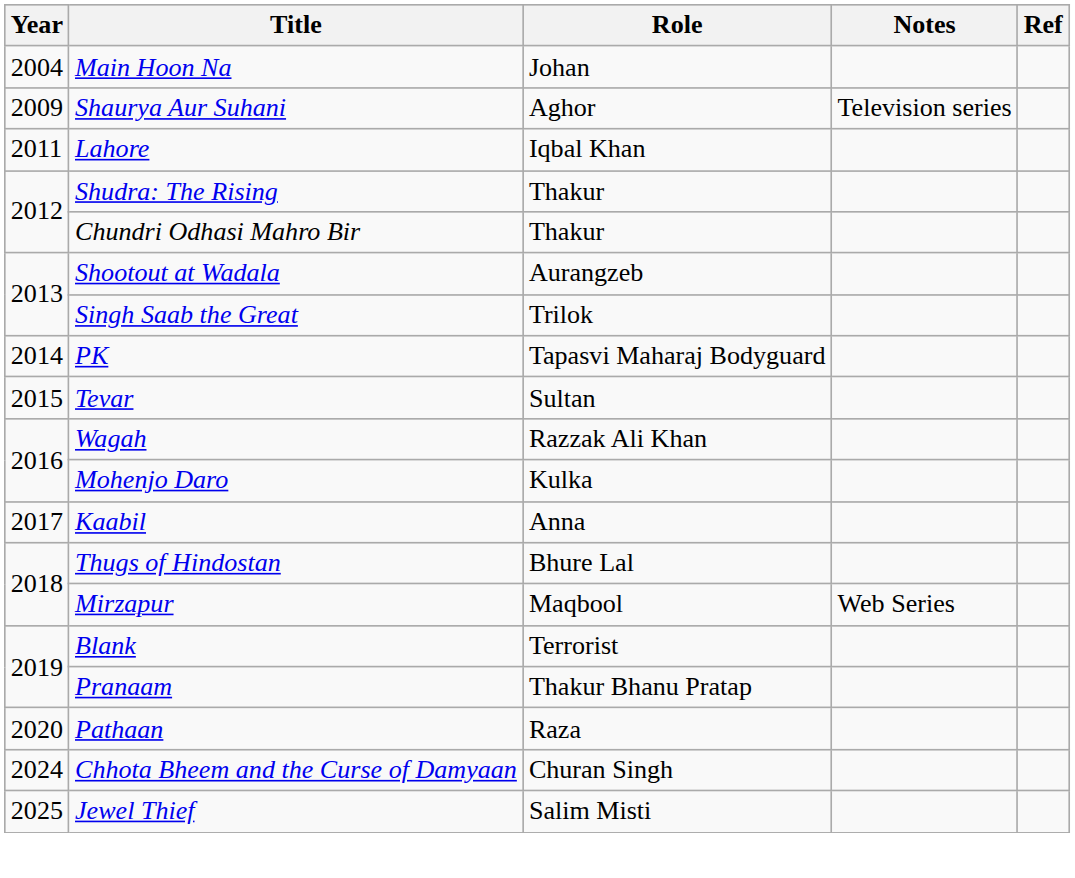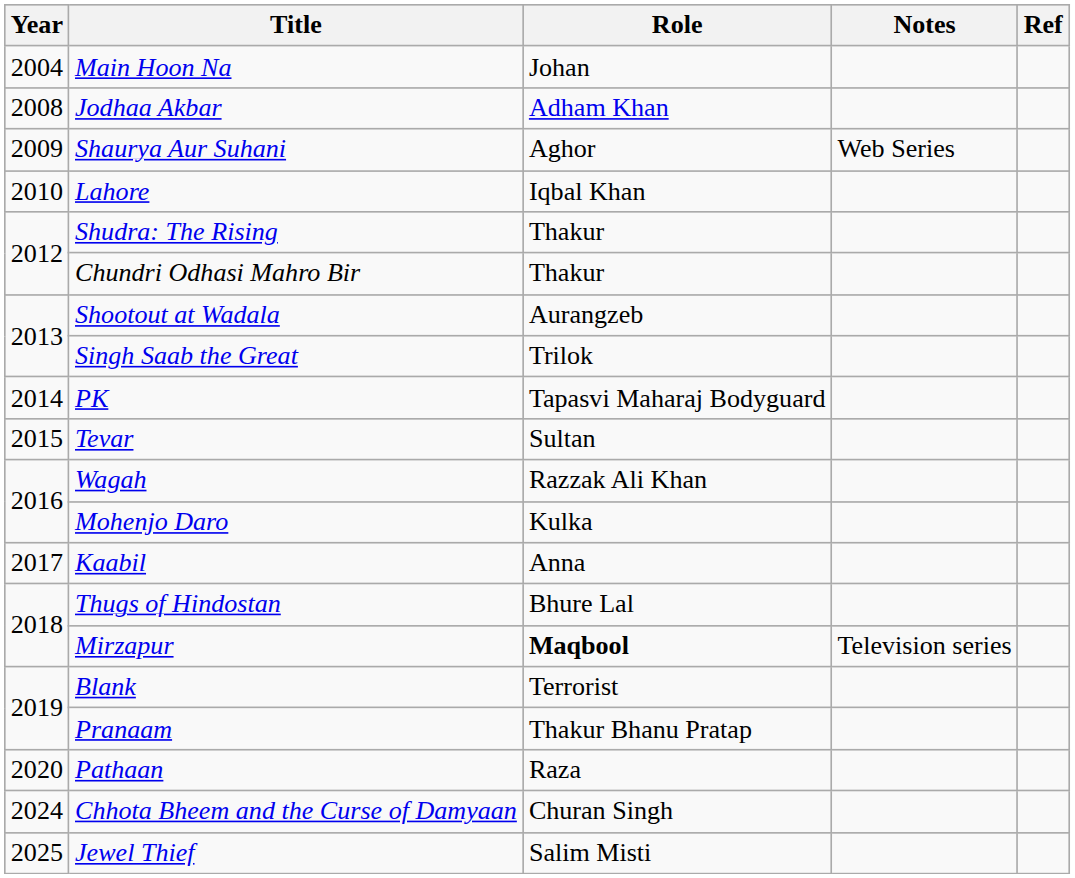+ row: (148, 107)
(925, 107) Television series -> (896, 149) Web Series
(36, 149) 2011 -> (37, 190) 2010
(576, 604) normal -> (579, 645) bold
(896, 604) Web Series -> (925, 645) Television series
